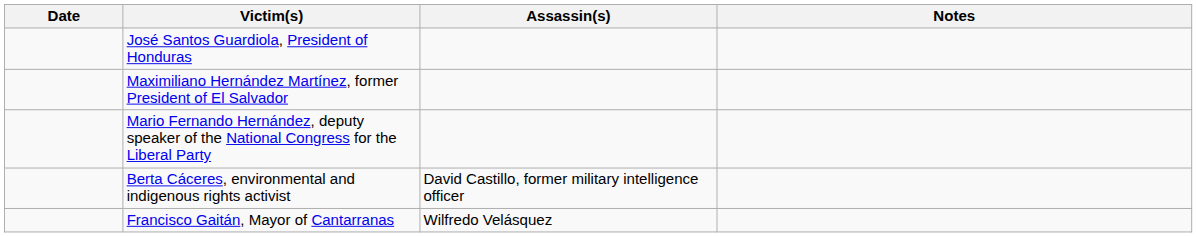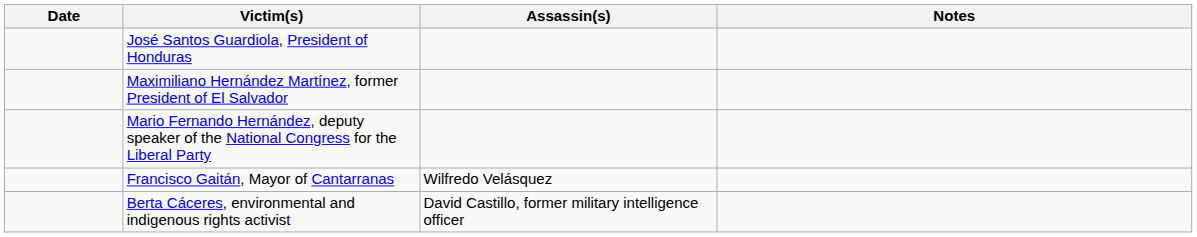rows swapped: (241, 187) <-> (260, 220)
